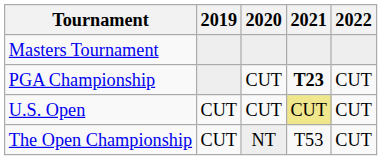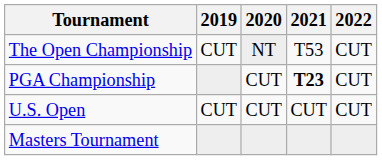rows swapped: (84, 49) <-> (100, 140)
(309, 109) khaki background -> (309, 109) no background
